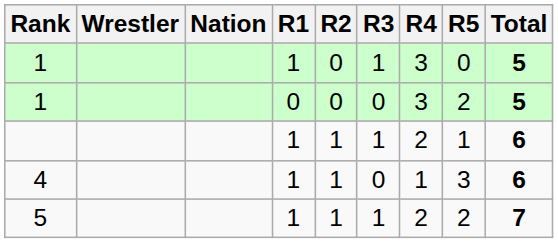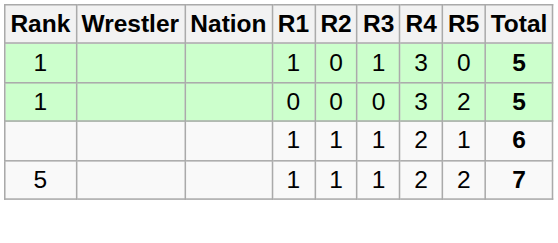- row: (40, 179)
